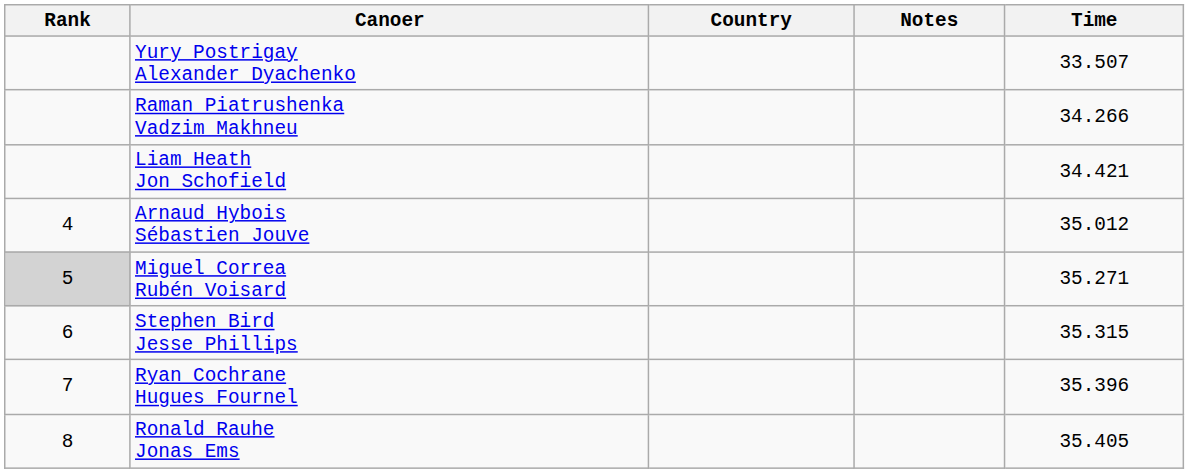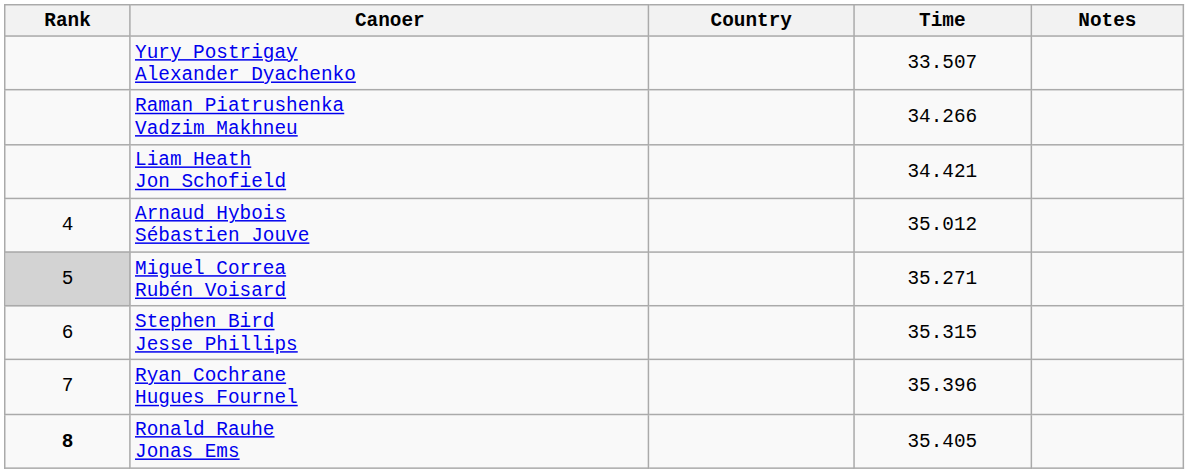columns swapped: (1094, 21) <-> (929, 21)
(68, 441) normal -> (68, 441) bold
